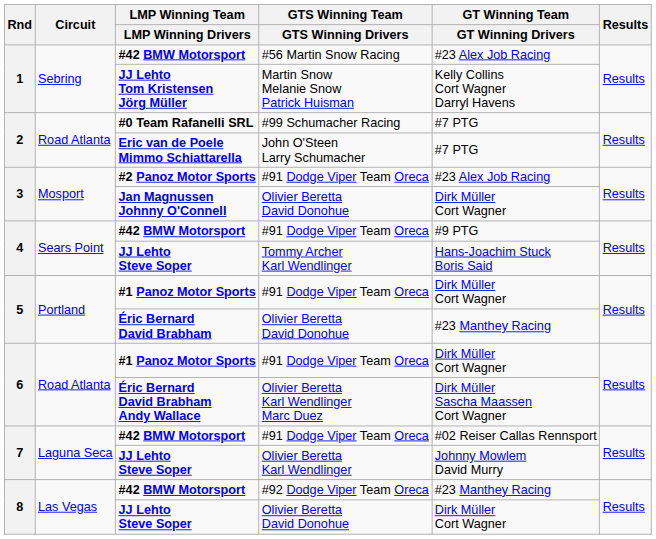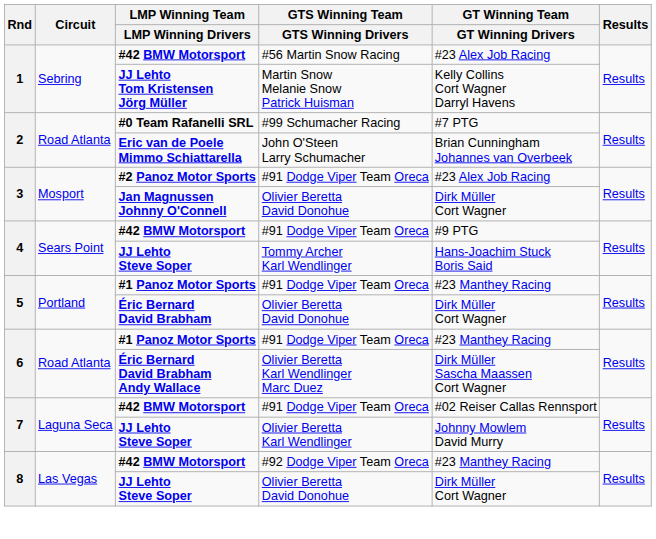(457, 150) #7 PTG -> (503, 150) Brian Cunningham Johannes van Overbeek
(470, 292) Dirk Müller Cort Wagner -> (493, 285) #23 Manthey Racing
(493, 327) #23 Manthey Racing -> (470, 313) Dirk Müller Cort Wagner
(470, 361) Dirk Müller Cort Wagner -> (493, 340) #23 Manthey Racing
